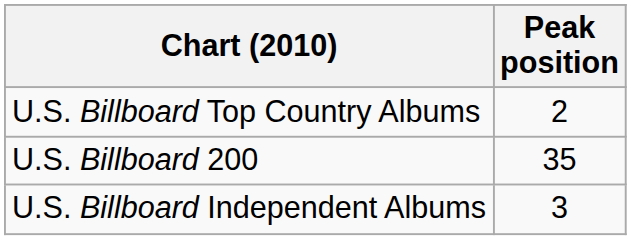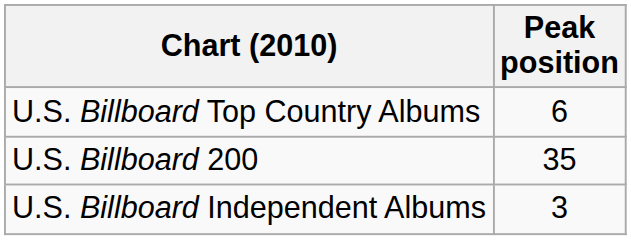(560, 111) 2 -> (560, 111) 6
